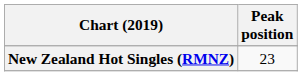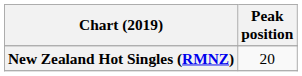(267, 58) 23 -> (267, 58) 20
